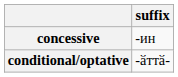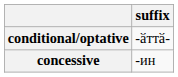rows swapped: (68, 60) <-> (68, 38)
